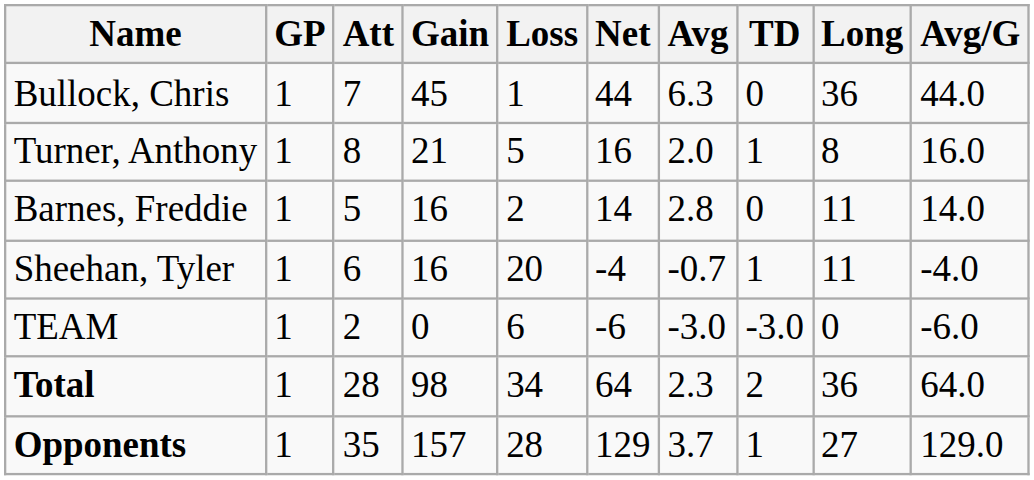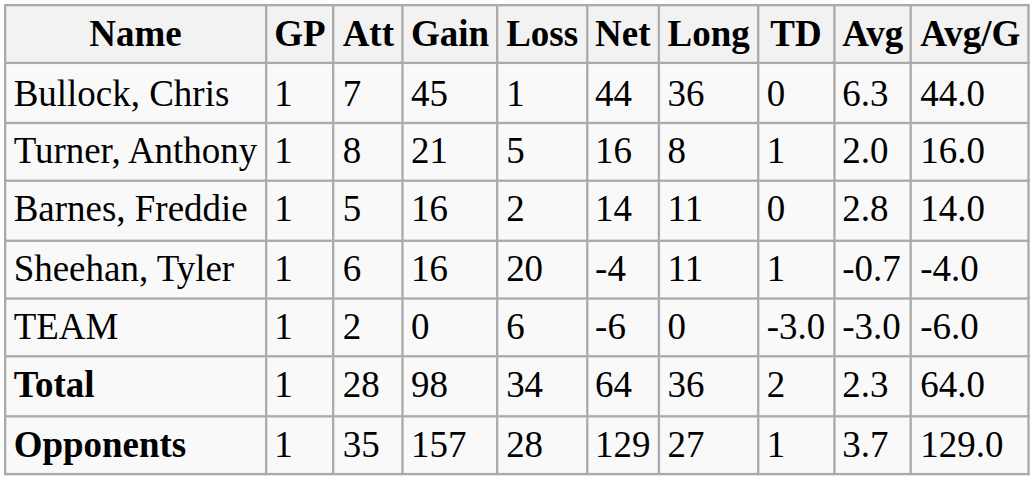columns swapped: (698, 33) <-> (862, 33)
